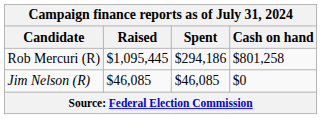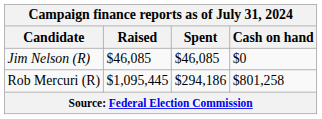rows swapped: (54, 59) <-> (49, 80)
